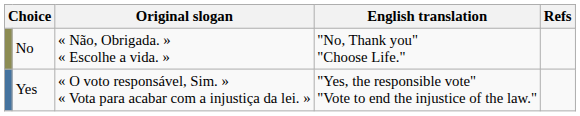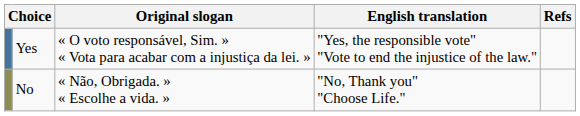rows swapped: (26, 89) <-> (25, 48)
